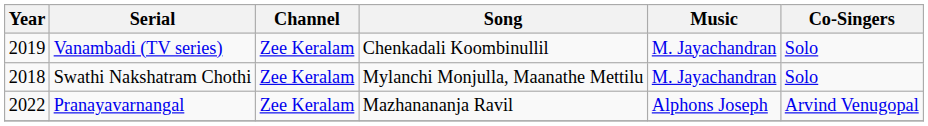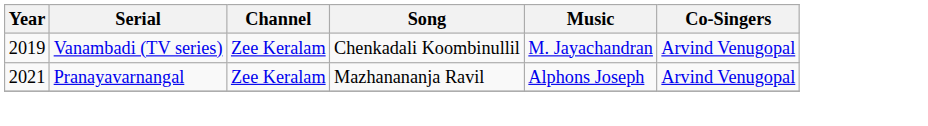(802, 47) Solo -> (728, 47) Arvind Venugopal
- row: (152, 76)
(27, 105) 2022 -> (27, 76) 2021
